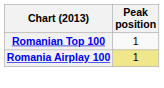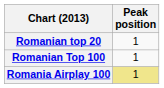+ row: (59, 41)
